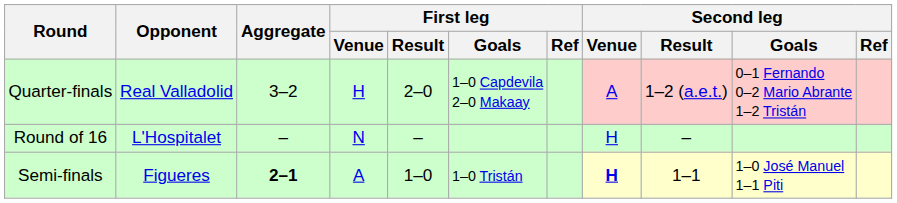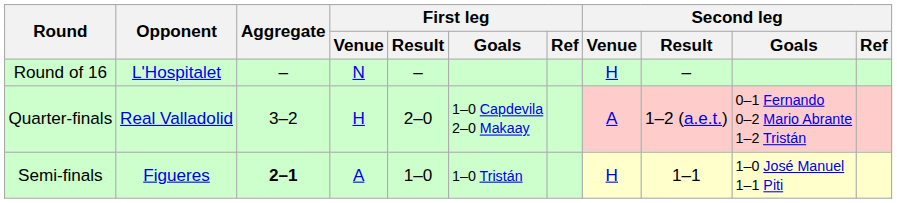rows swapped: (60, 138) <-> (60, 91)
(612, 174) bold -> (612, 174) normal
